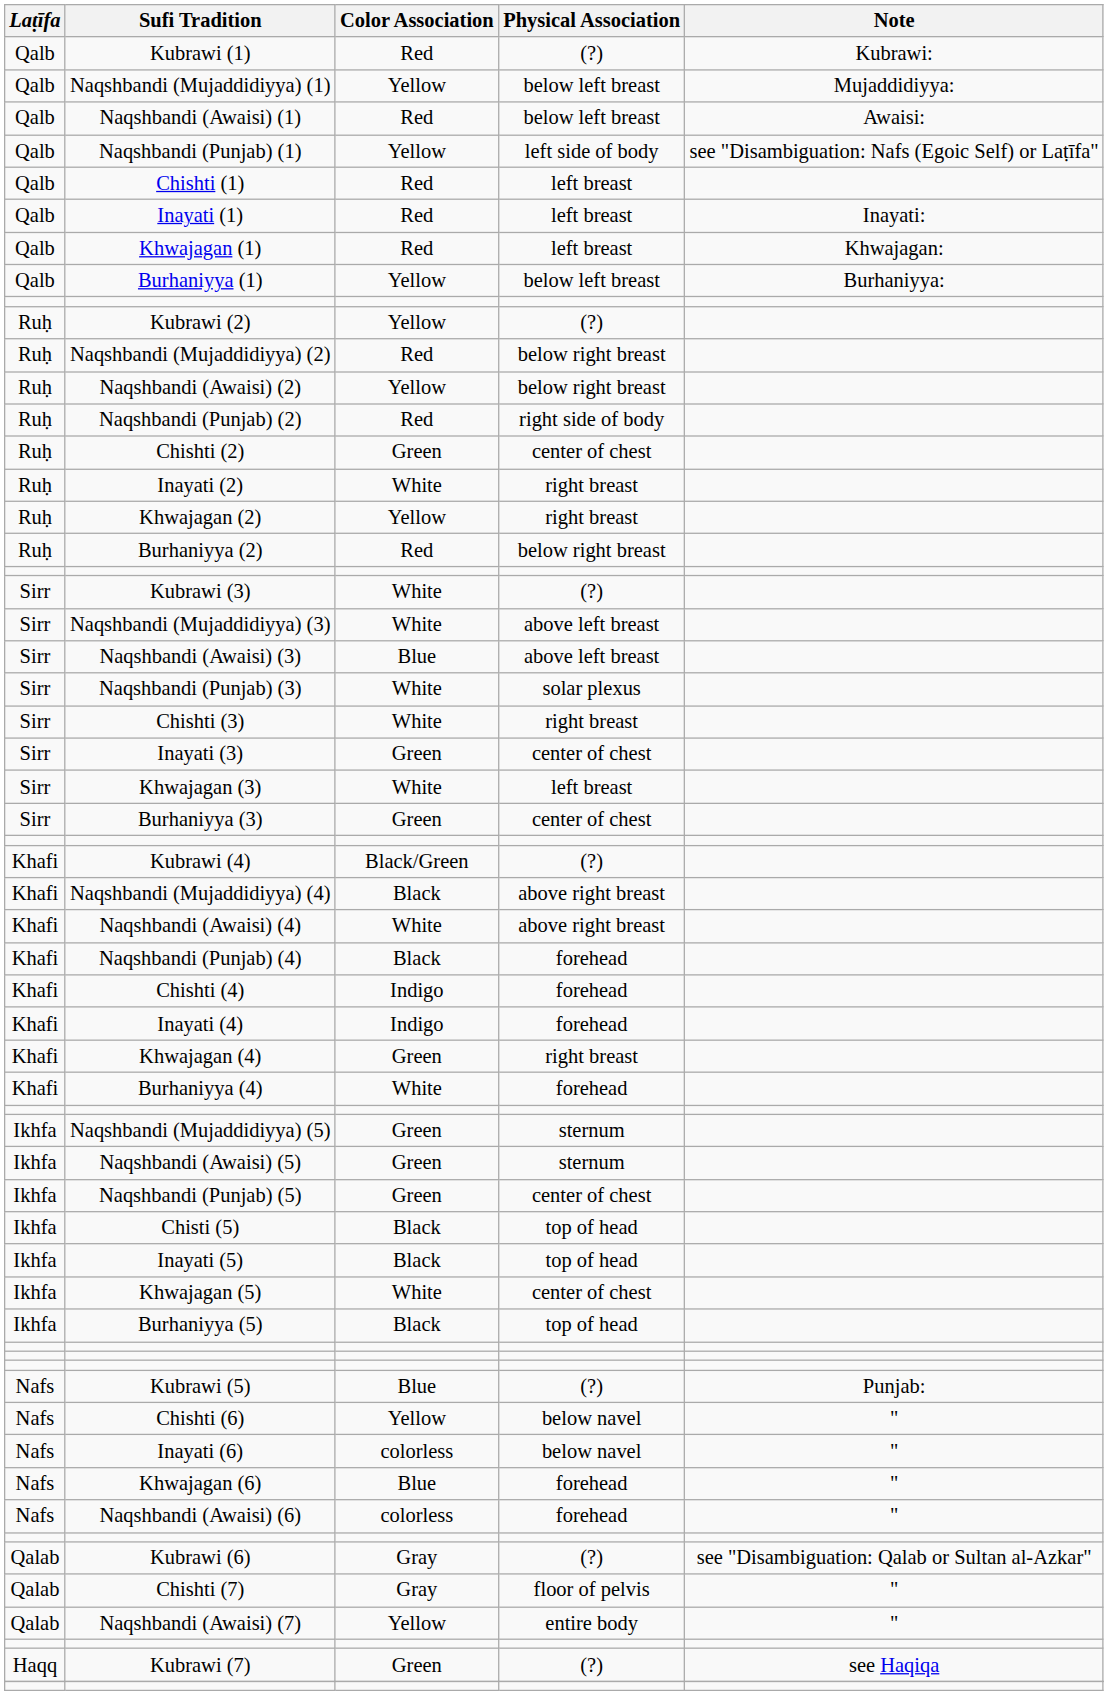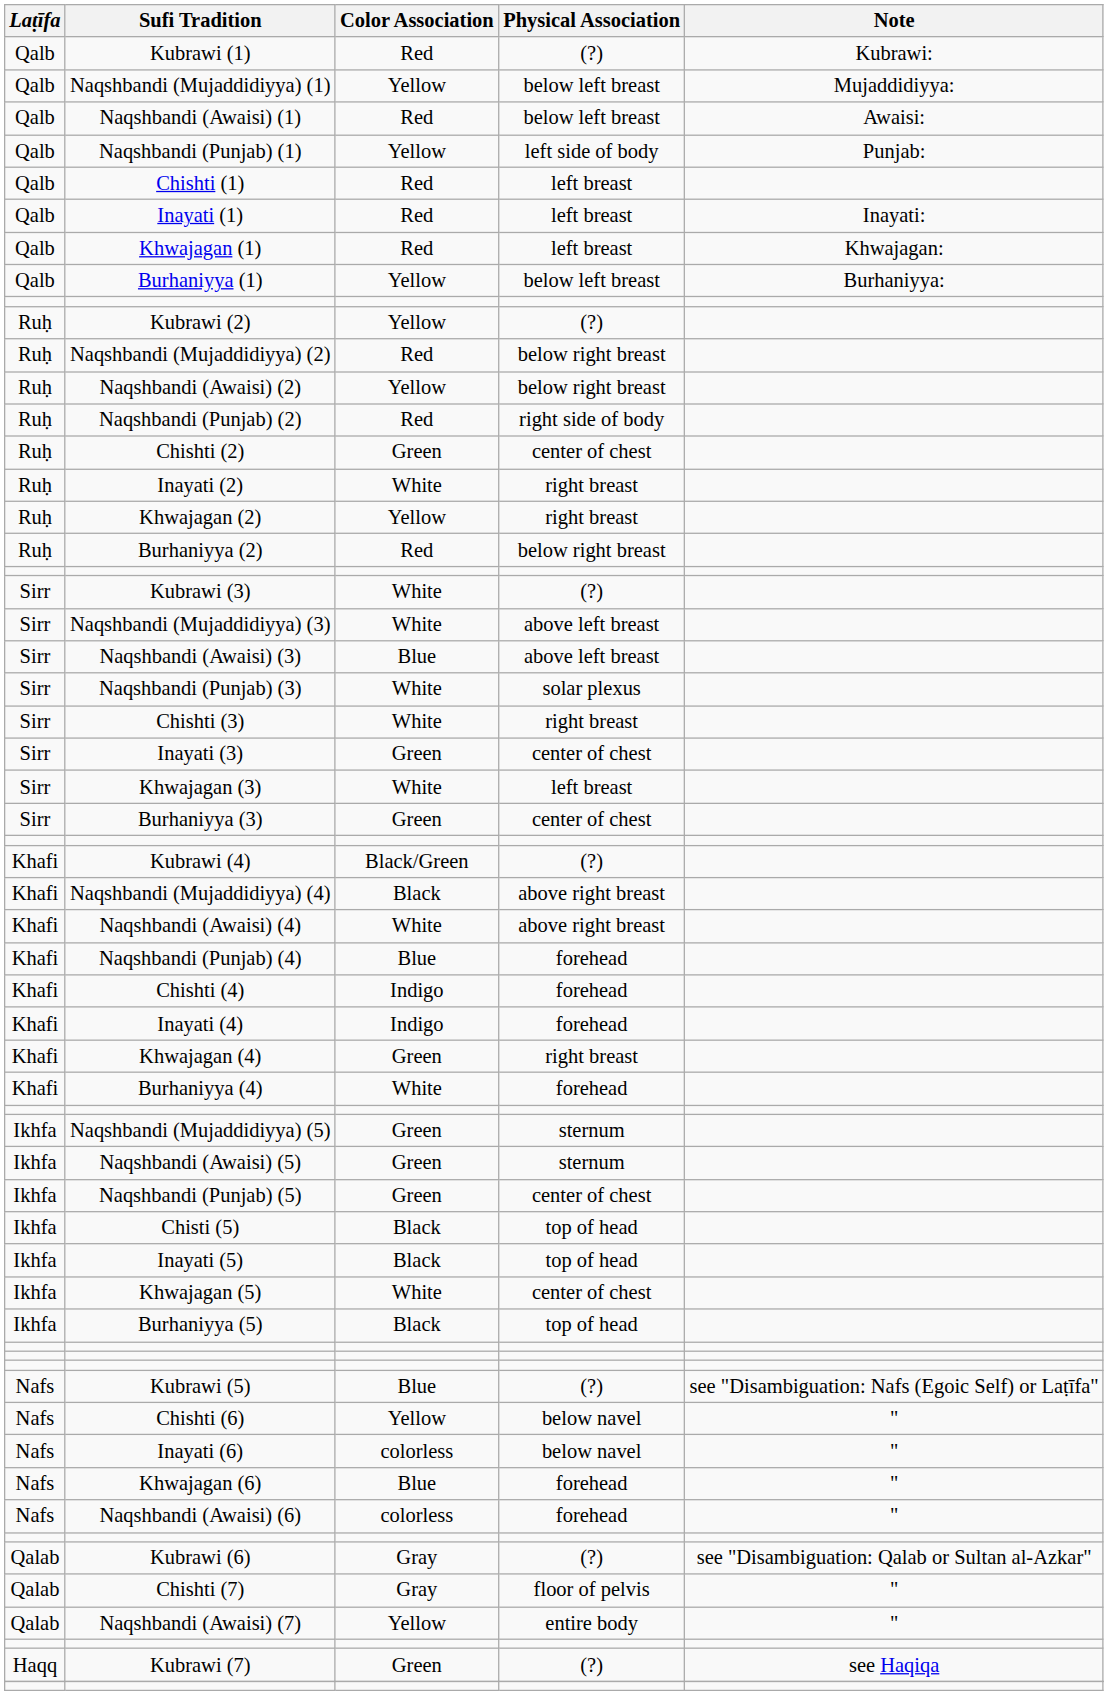(894, 150) see "Disambiguation: Nafs (Egoic Self) or Laṭīfa" -> (894, 150) Punjab:
(417, 958) Black -> (417, 958) Blue
(894, 1386) Punjab: -> (894, 1386) see "Disambiguation: Nafs (Egoic Self) or Laṭīfa"
